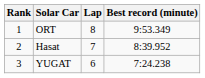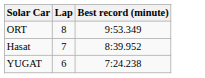- column: (19, 12)
